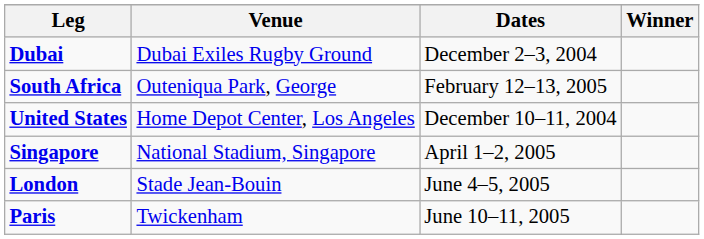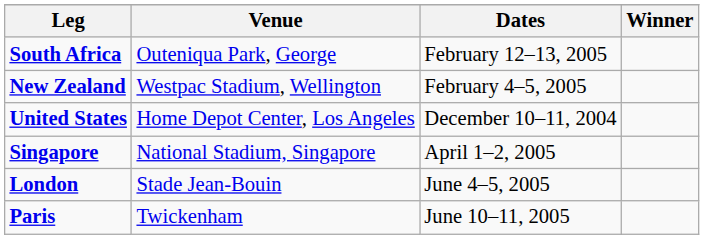- row: (36, 53)
+ row: (68, 86)
